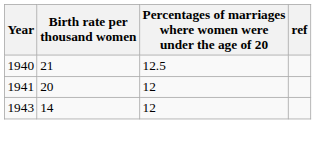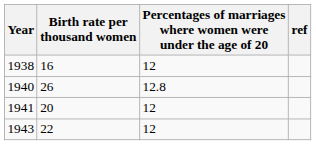+ row: (21, 65)
(47, 65) 21 -> (47, 87) 26
(154, 65) 12.5 -> (154, 87) 12.8
(47, 108) 14 -> (47, 129) 22
